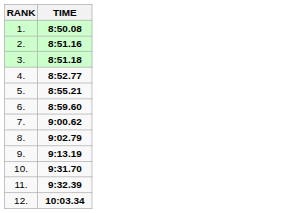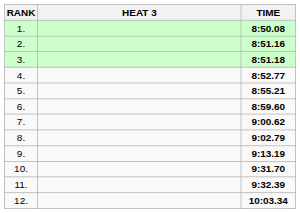+ column: (139, 13)
